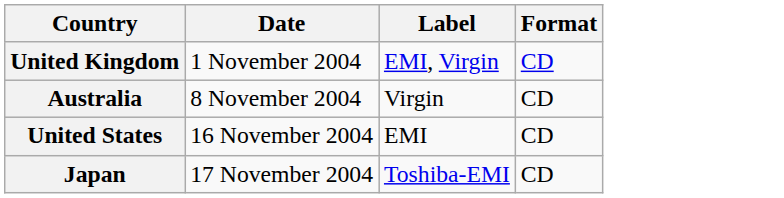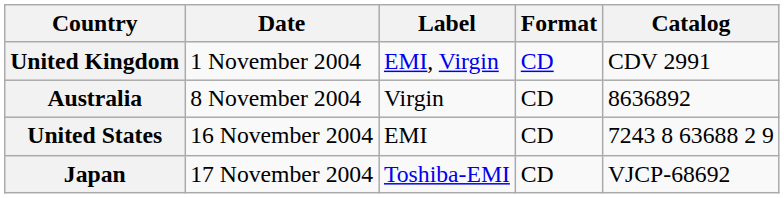+ column: (691, 23)
